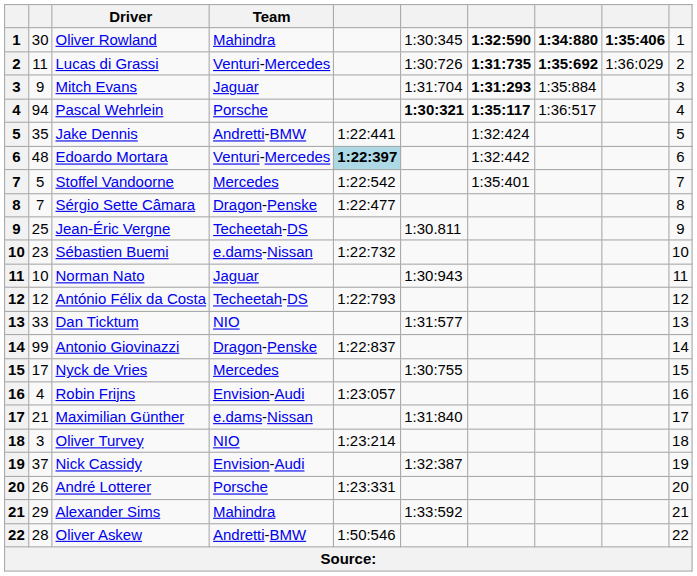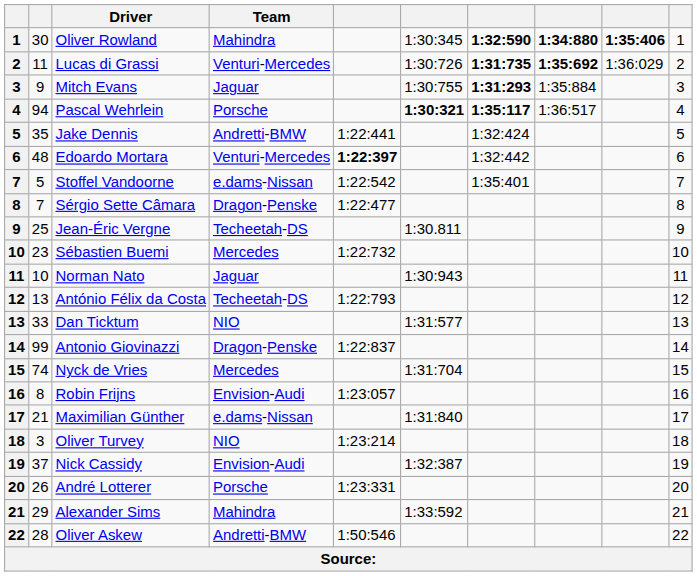(433, 87) 1:31:704 -> (433, 87) 1:30:755
(367, 157) lightblue background -> (367, 157) no background
(246, 181) Mercedes -> (263, 181) e.dams-Nissan
(263, 252) e.dams-Nissan -> (246, 252) Mercedes
(40, 299) 12 -> (40, 299) 13
(40, 370) 17 -> (40, 370) 74
(433, 370) 1:30:755 -> (433, 370) 1:31:704
(40, 393) 4 -> (40, 393) 8
